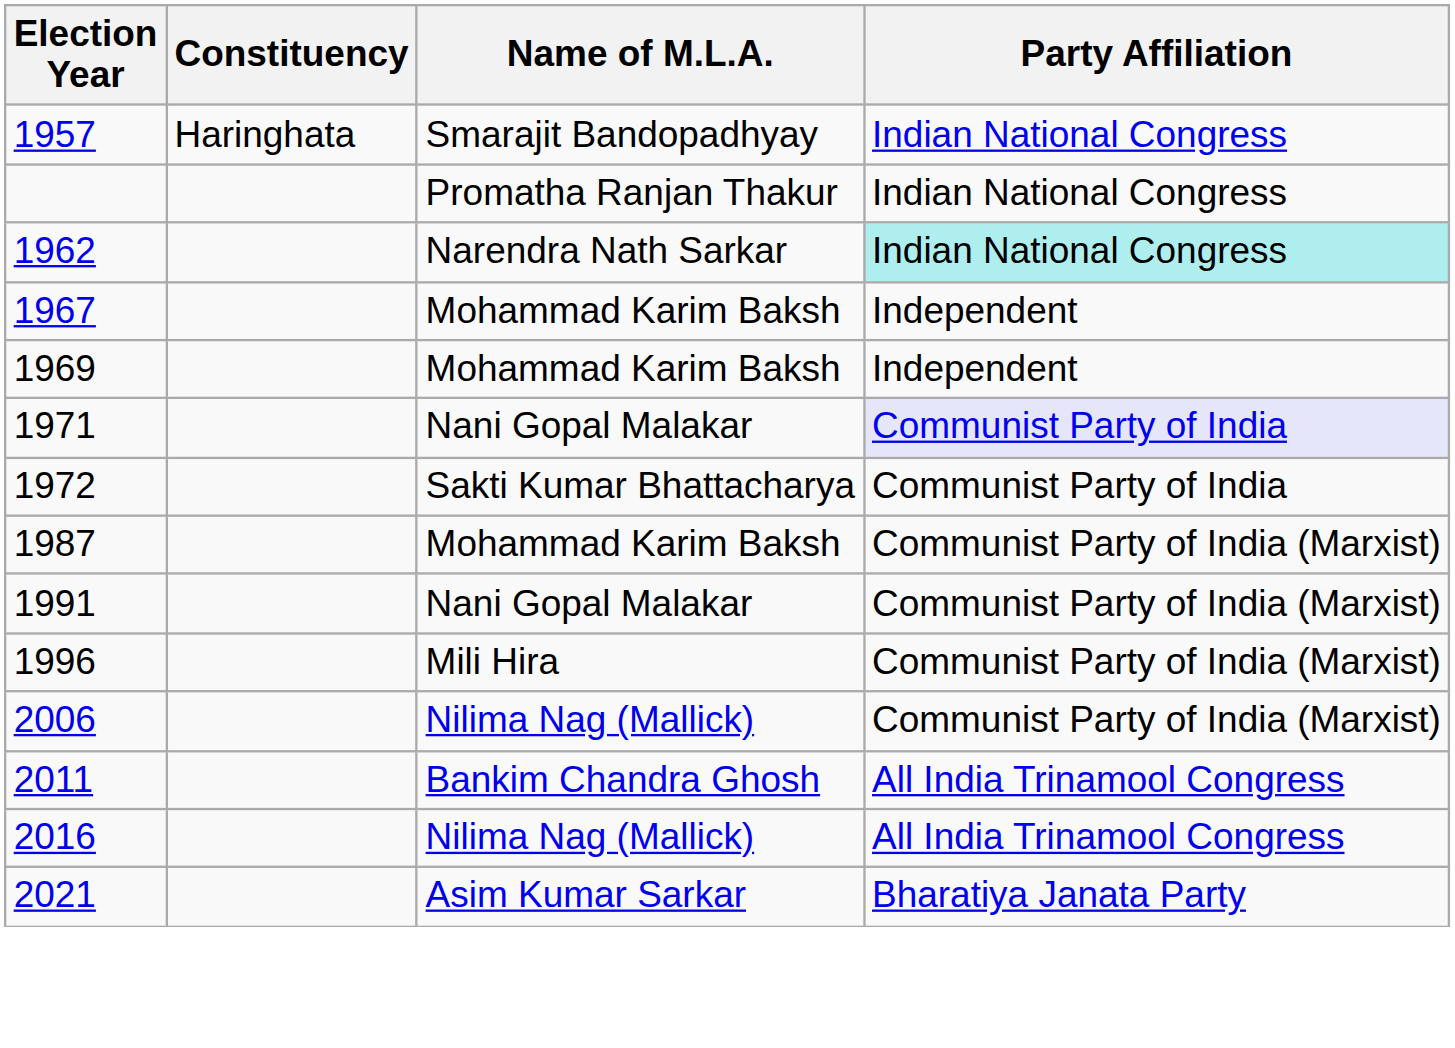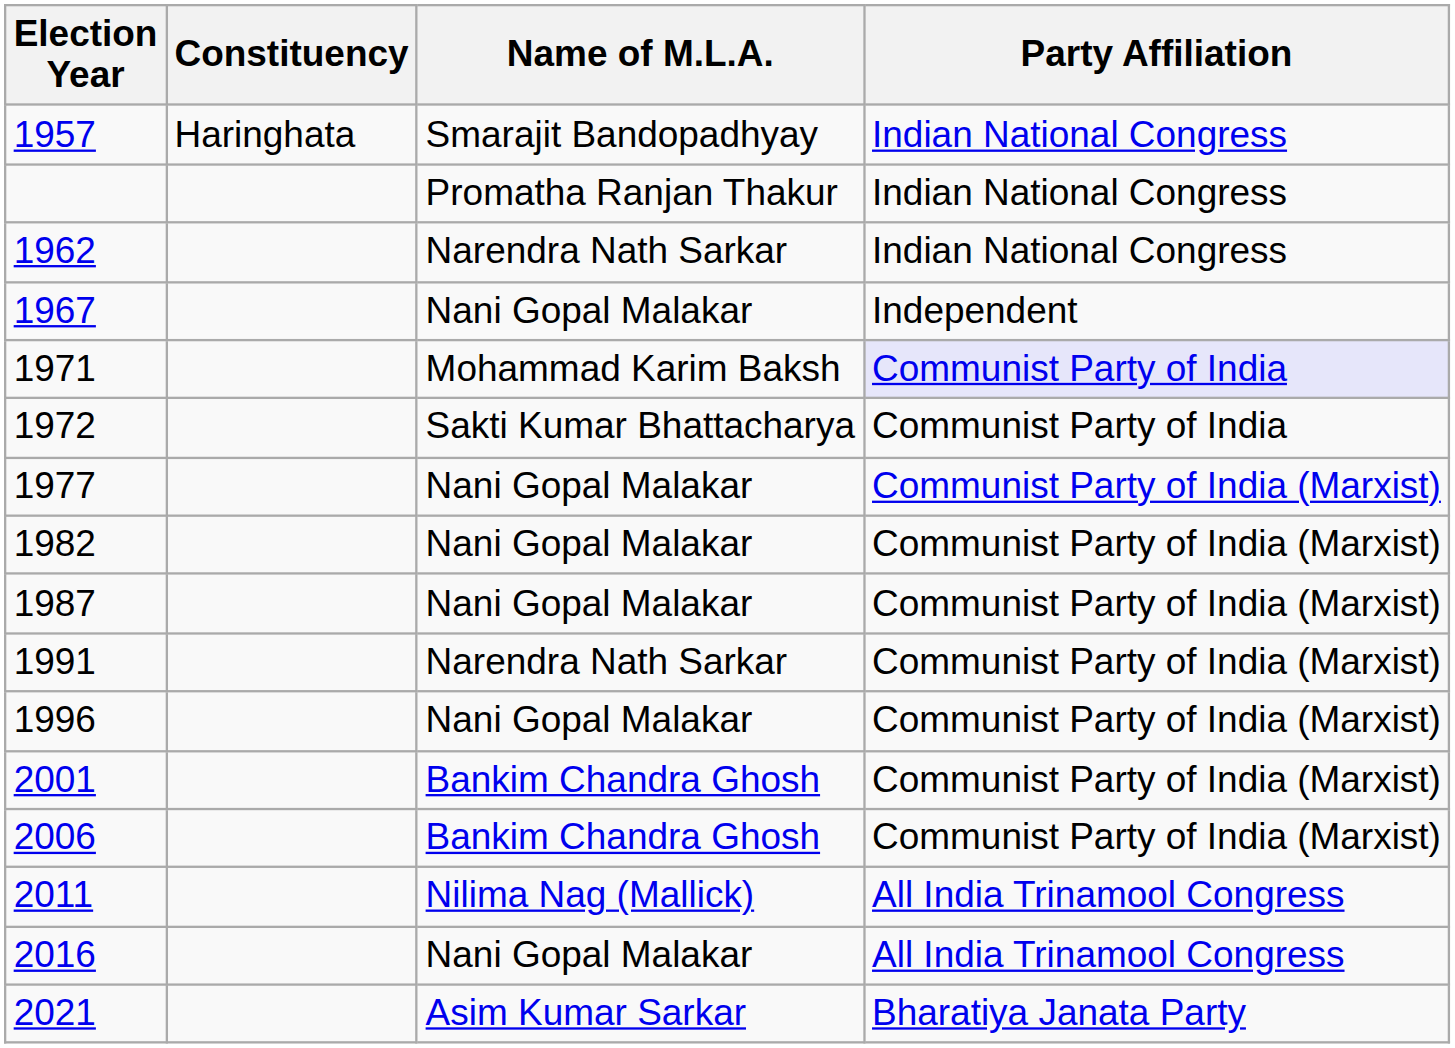(1080, 251) paleturquoise background -> (1080, 251) no background
(633, 309) Mohammad Karim Baksh -> (589, 309) Nani Gopal Malakar
- row: (55, 368)
(589, 427) Nani Gopal Malakar -> (633, 368) Mohammad Karim Baksh
+ row: (55, 485)
+ row: (55, 544)
(633, 544) Mohammad Karim Baksh -> (589, 602) Nani Gopal Malakar
(589, 602) Nani Gopal Malakar -> (606, 661) Narendra Nath Sarkar
(492, 661) Mili Hira -> (589, 720) Nani Gopal Malakar
+ row: (55, 778)
(590, 720) Nilima Nag (Mallick) -> (623, 837) Bankim Chandra Ghosh
(623, 778) Bankim Chandra Ghosh -> (590, 896) Nilima Nag (Mallick)
(590, 837) Nilima Nag (Mallick) -> (589, 954) Nani Gopal Malakar
